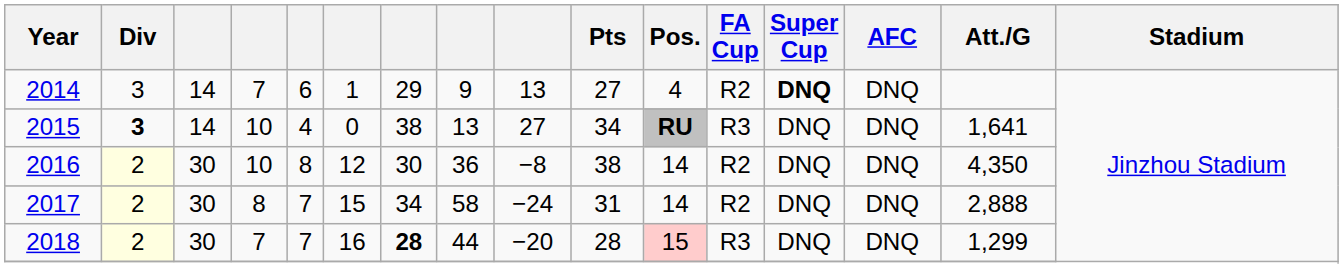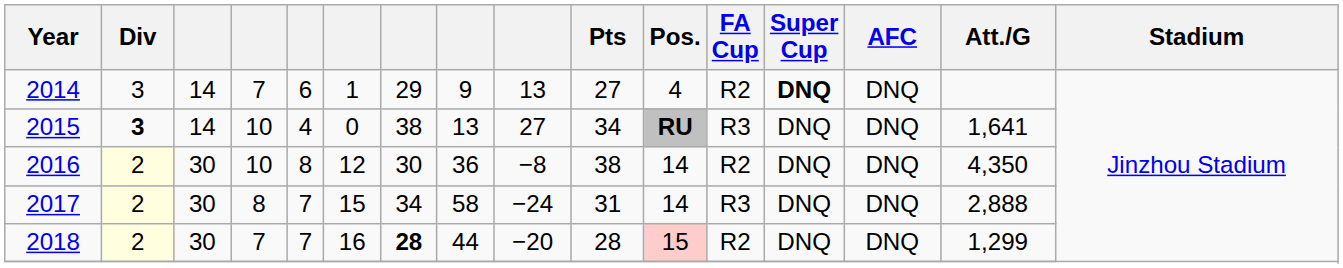(735, 204) R2 -> (735, 204) R3
(735, 242) R3 -> (735, 242) R2
